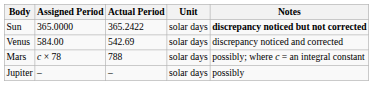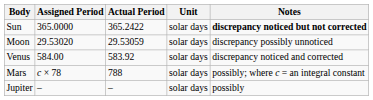+ row: (18, 42)
(121, 42) 542.69 -> (121, 57) 583.92
